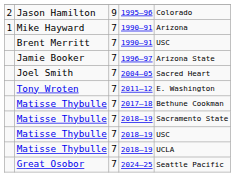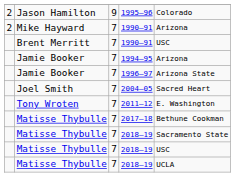(9, 27) 1 -> (9, 27) 2
+ row: (50, 58)
- row: (50, 165)
